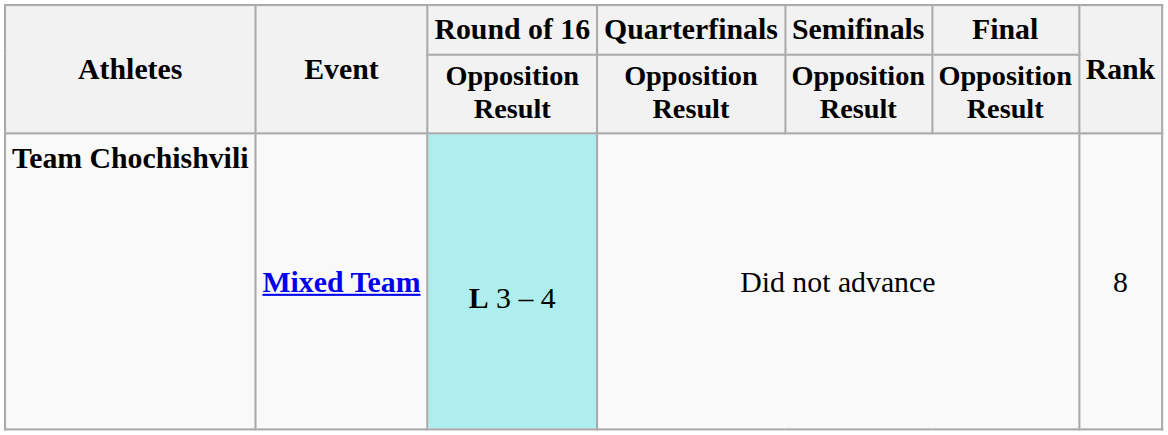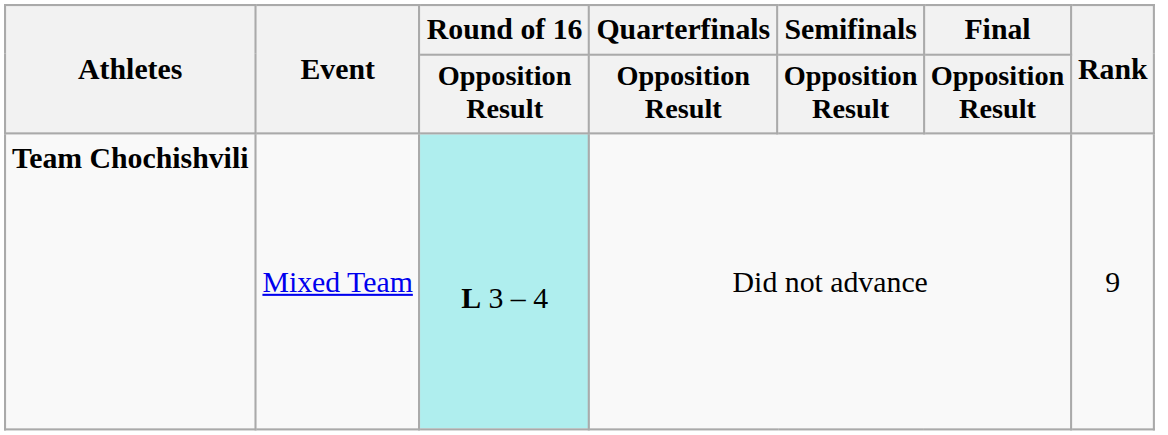(341, 281) bold -> (338, 281) normal
(1120, 281) 8 -> (1113, 281) 9
